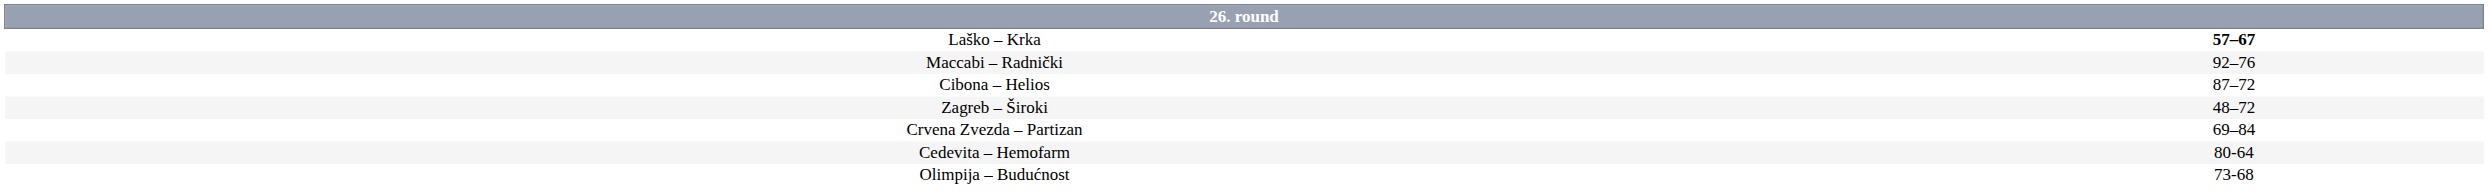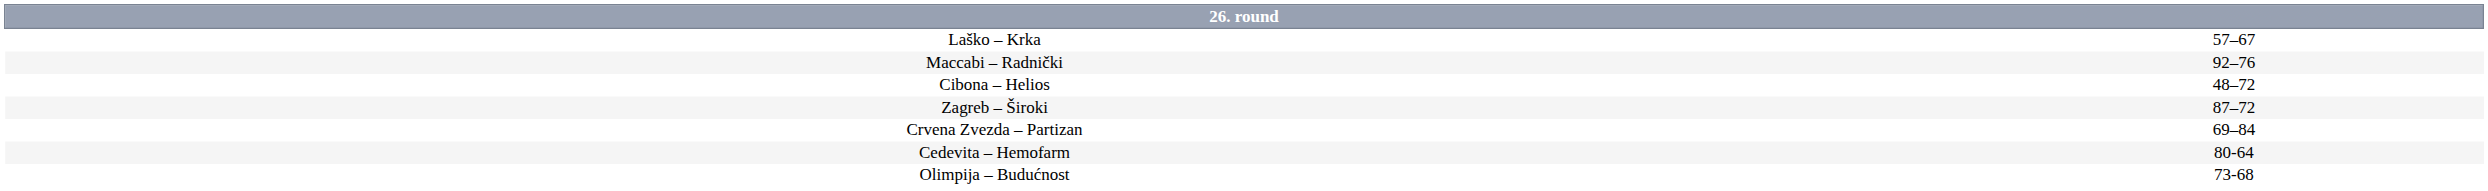(2234, 40) bold -> (2234, 40) normal
(2234, 85) 87–72 -> (2234, 85) 48–72
(2234, 107) 48–72 -> (2234, 107) 87–72
